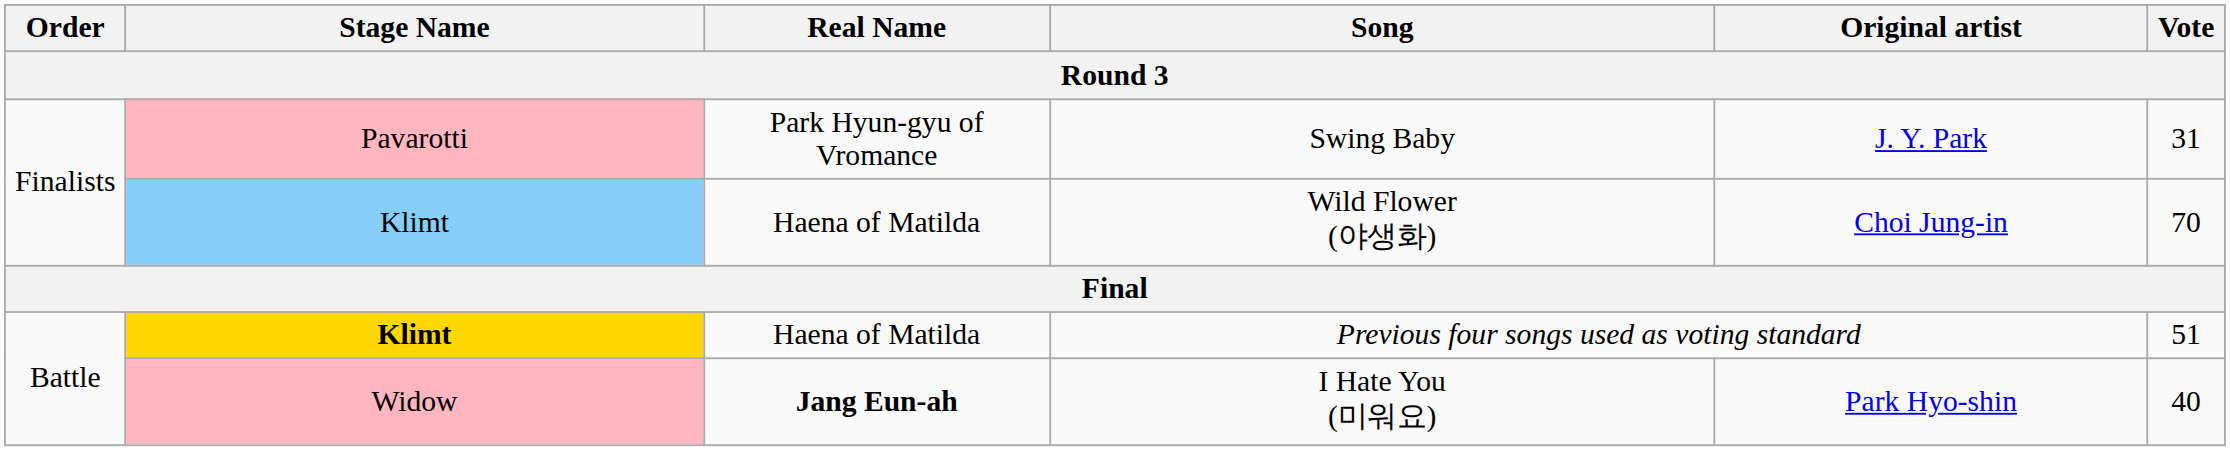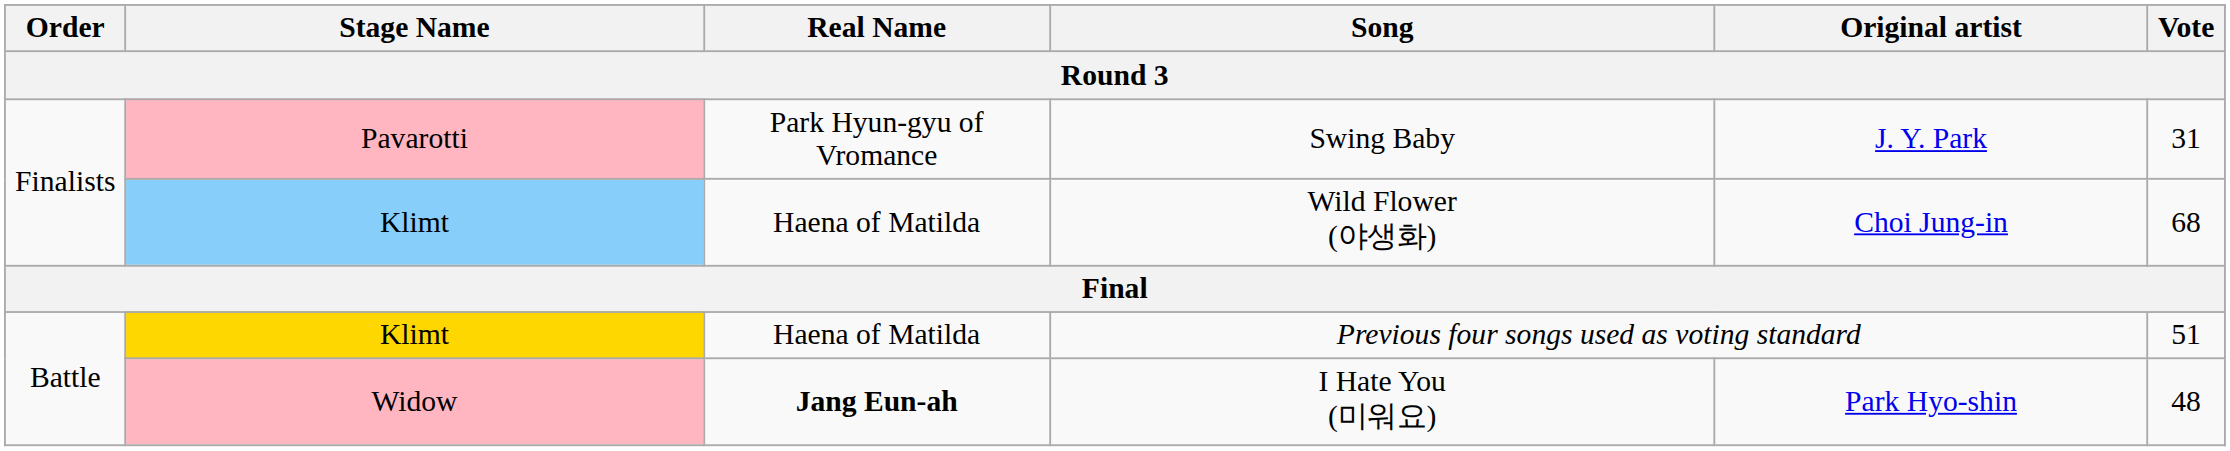(2186, 221) 70 -> (2186, 221) 68
(414, 334) bold -> (414, 334) normal
(2186, 401) 40 -> (2186, 401) 48
